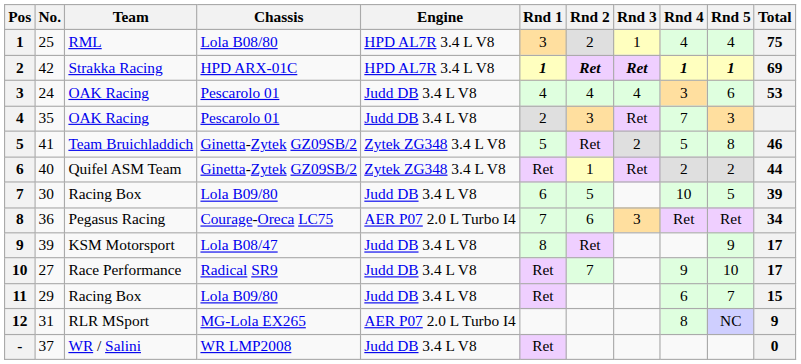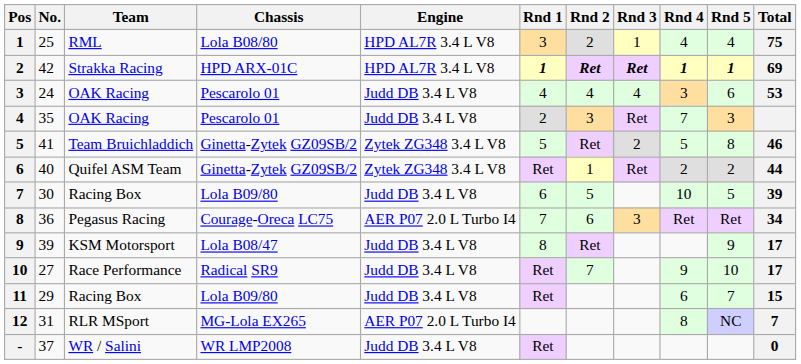(775, 321) 9 -> (775, 321) 7
